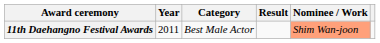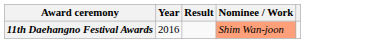- column: (219, 13)
(169, 30) 2011 -> (169, 30) 2016
